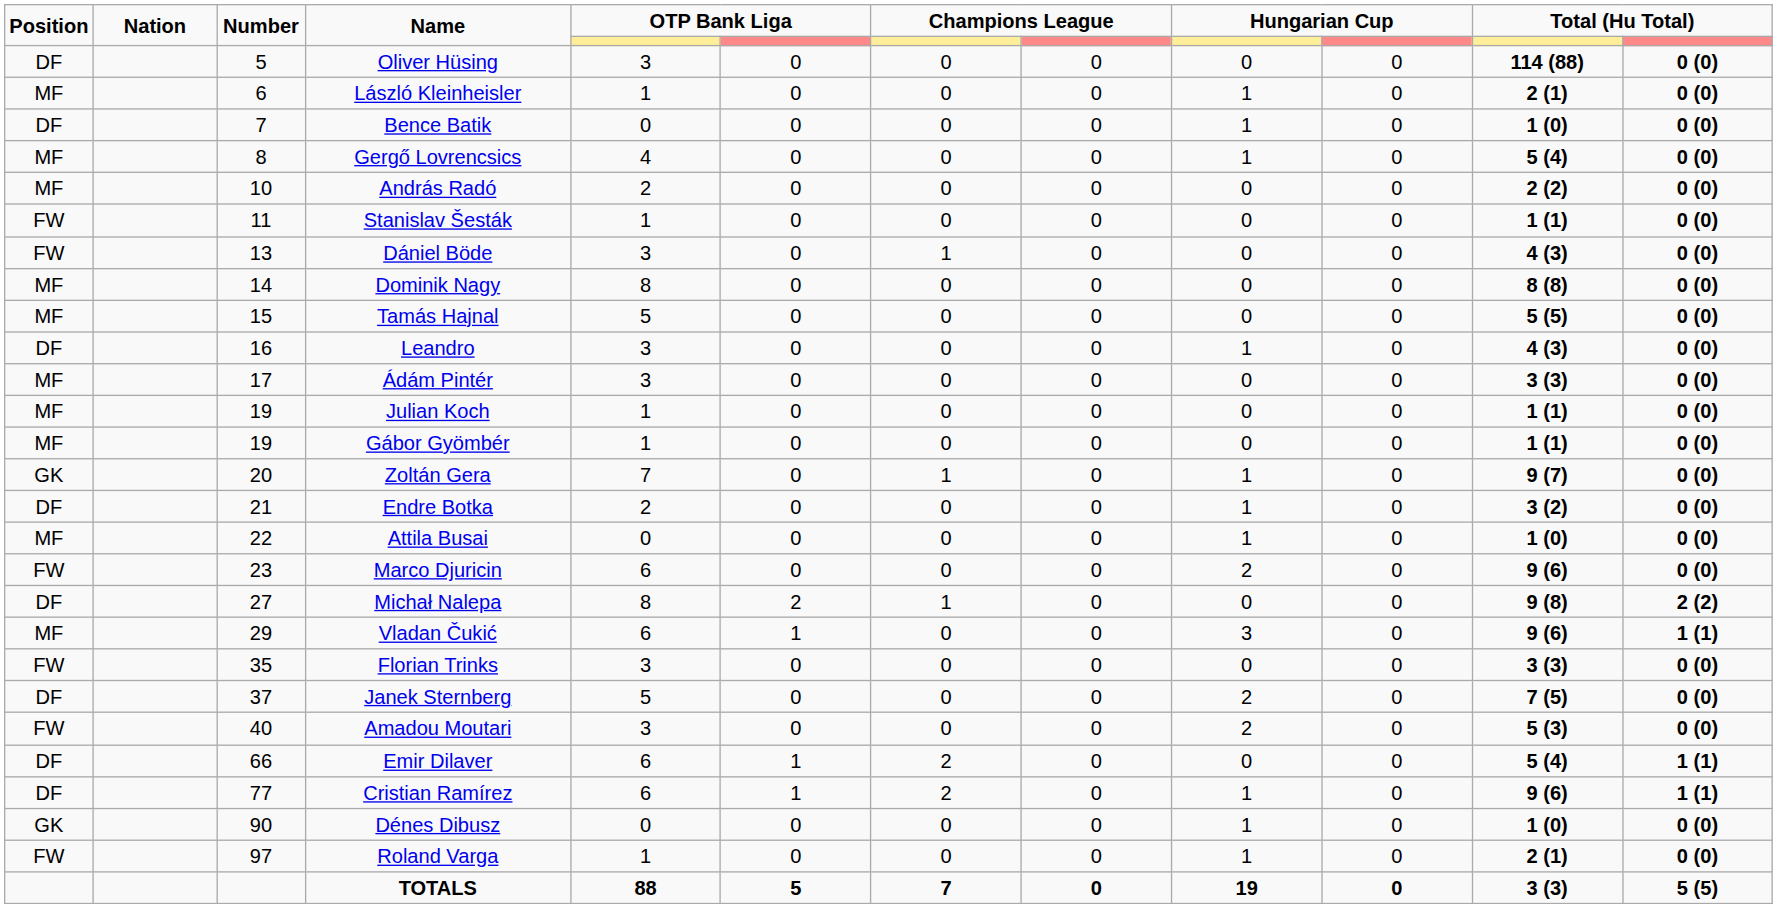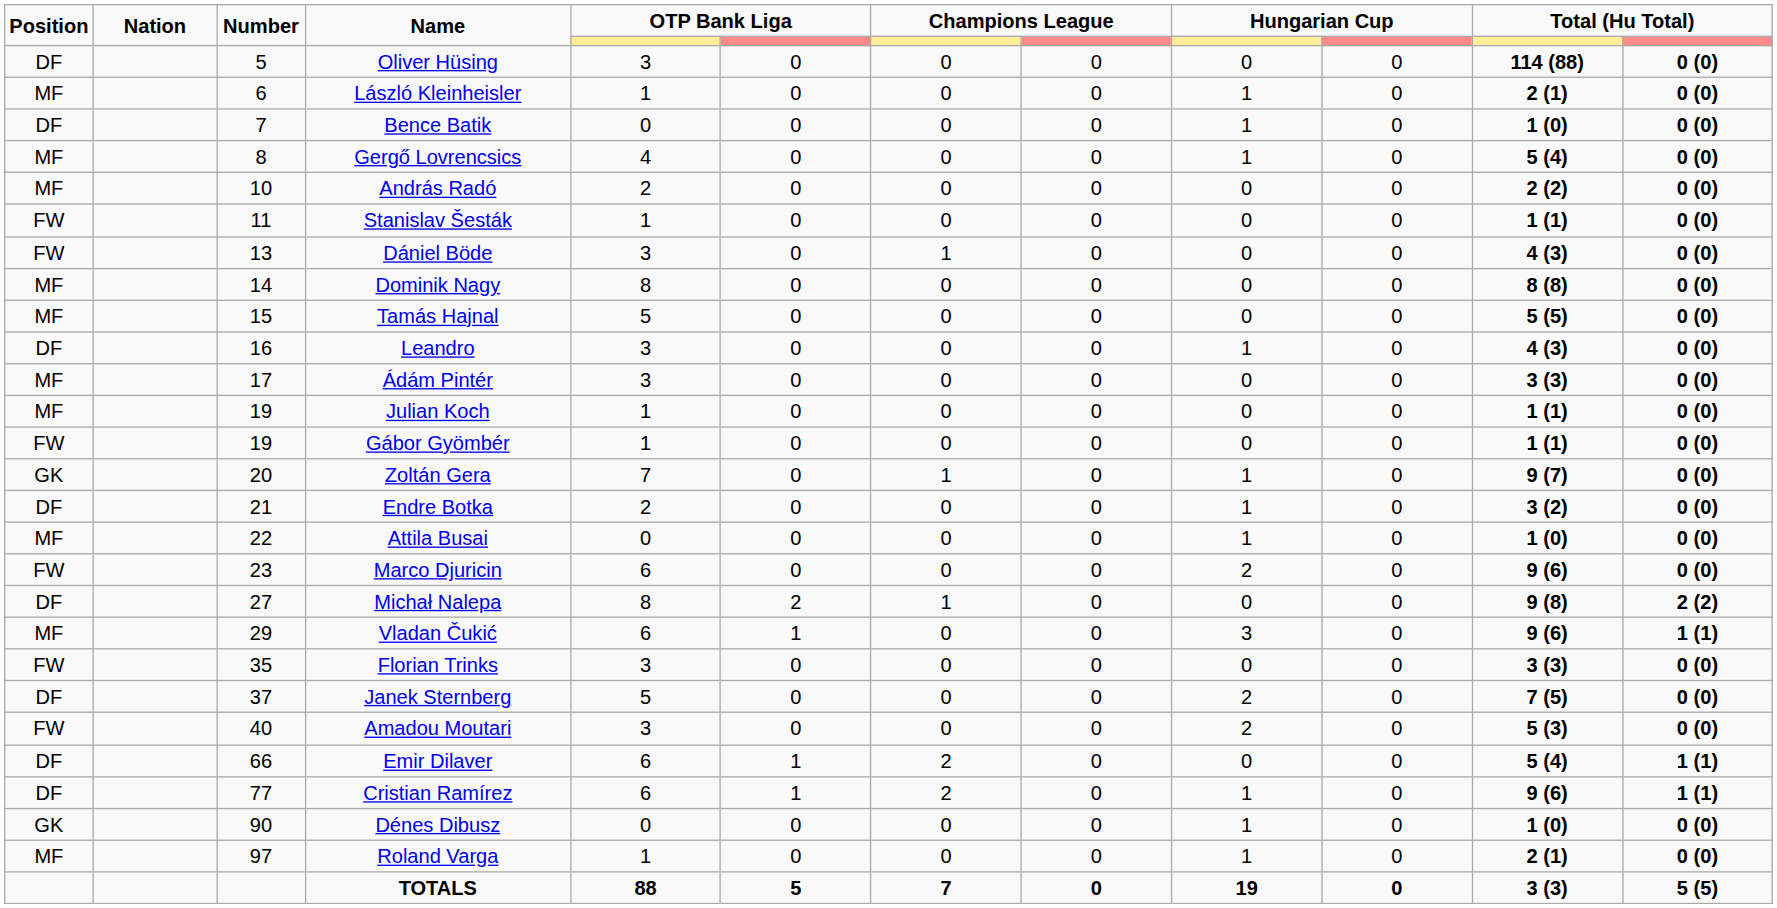(49, 443) MF -> (49, 443) FW
(49, 856) FW -> (49, 856) MF
